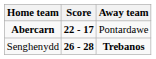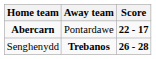columns swapped: (79, 12) <-> (124, 12)
